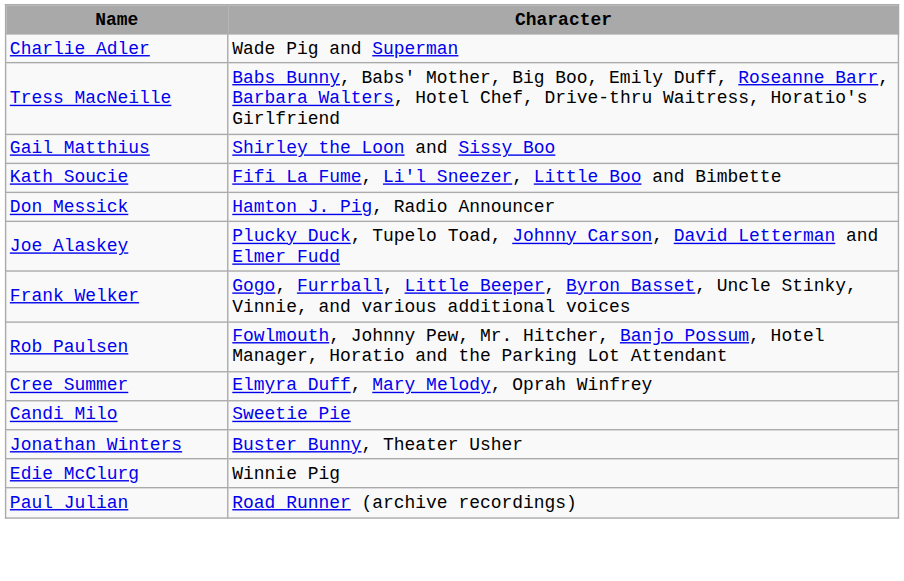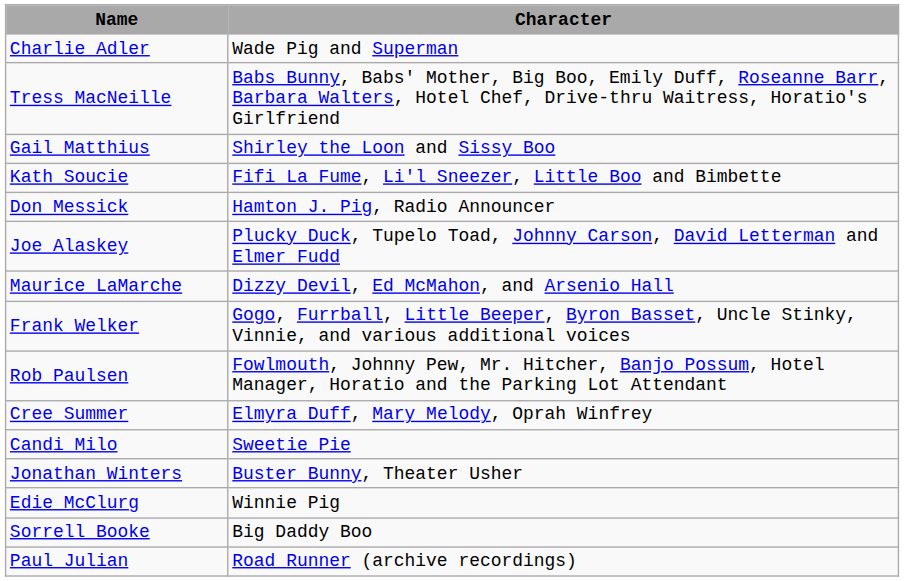+ row: (96, 286)
+ row: (80, 532)
